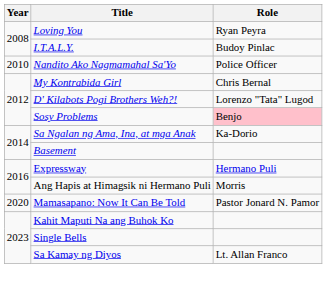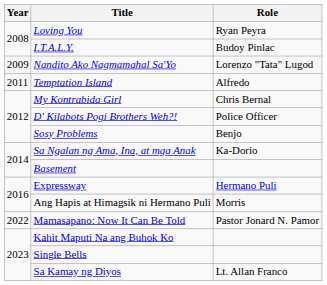(18, 64) 2010 -> (18, 64) 2009
(246, 64) Police Officer -> (264, 64) Lorenzo "Tata" Lugod
+ row: (73, 82)
(264, 99) Lorenzo "Tata" Lugod -> (246, 116) Police Officer
(229, 116) pink background -> (229, 133) no background
(18, 202) 2020 -> (18, 220) 2022
